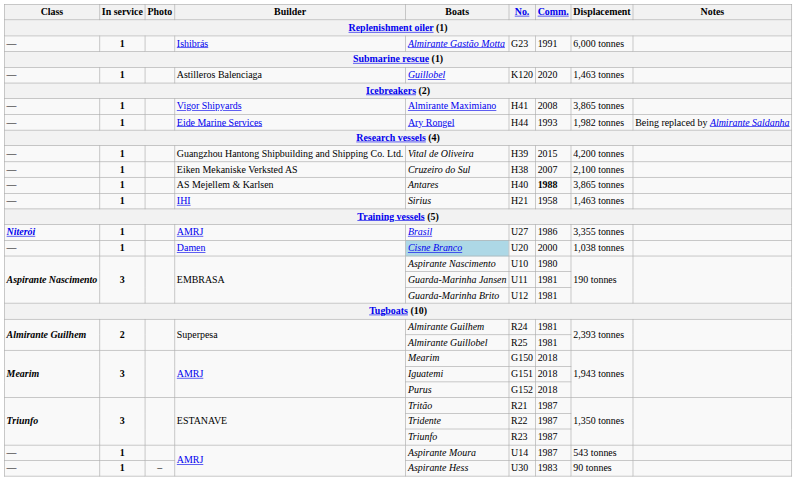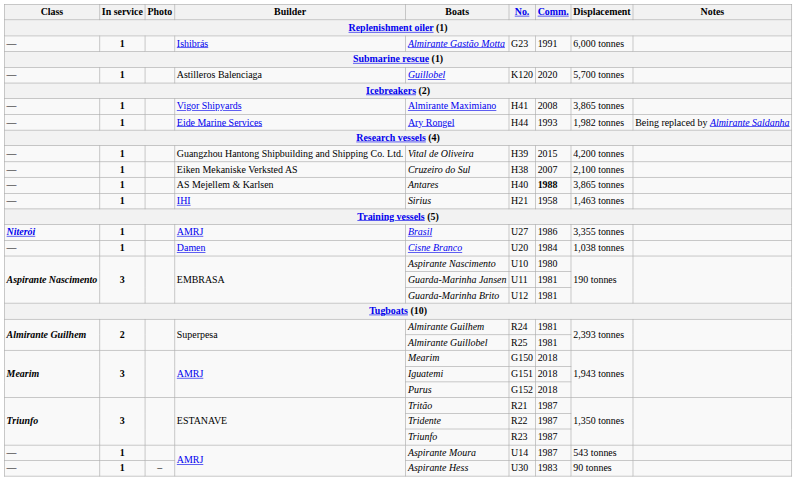(599, 75) 1,463 tonnes -> (599, 75) 5,700 tonnes
(435, 248) lightblue background -> (435, 248) no background
(548, 248) 2000 -> (548, 248) 1984
